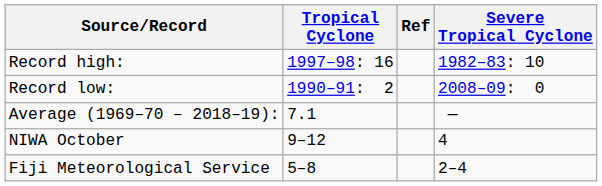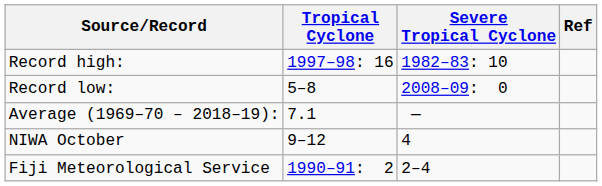columns swapped: (515, 27) <-> (416, 27)
(340, 89) 1990–91: 2 -> (302, 89) 5–8
(302, 168) 5–8 -> (340, 168) 1990–91: 2
